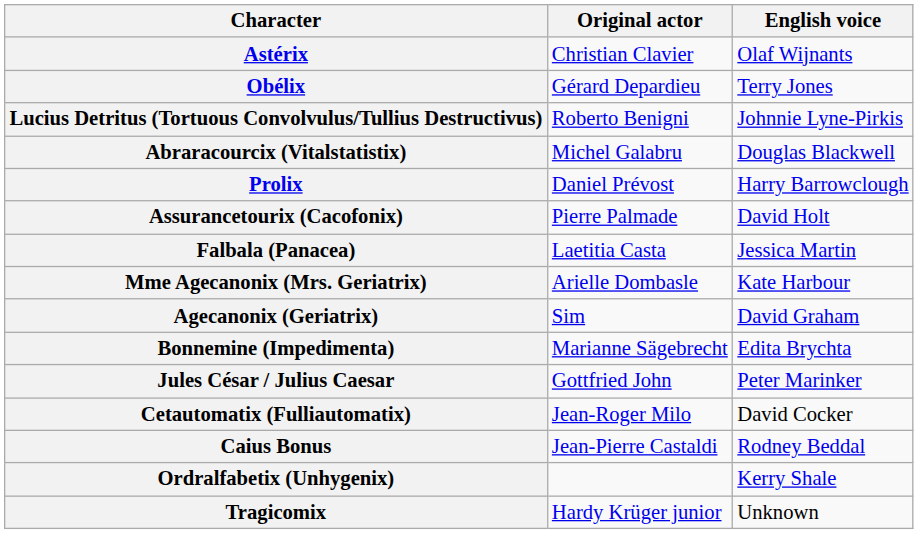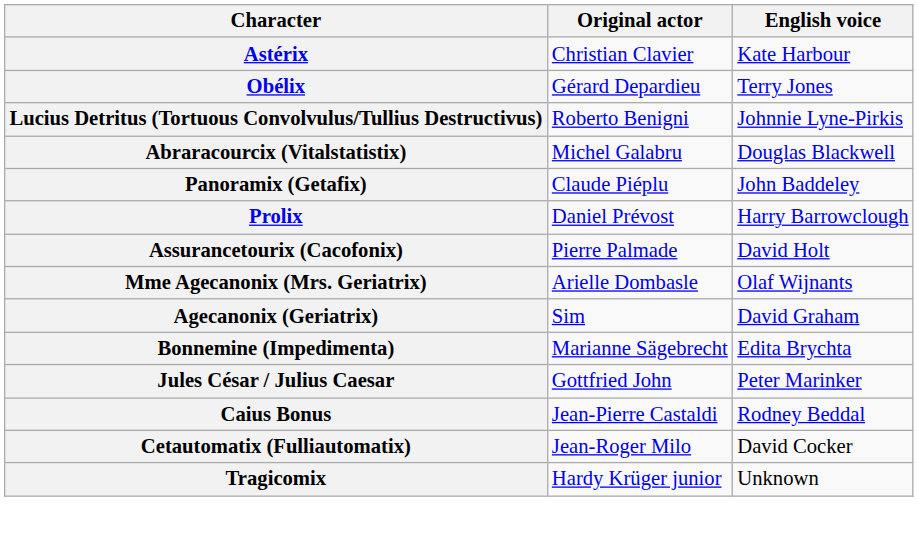(795, 53) Olaf Wijnants -> (794, 53) Kate Harbour
+ row: (276, 184)
- row: (276, 250)
(794, 282) Kate Harbour -> (795, 282) Olaf Wijnants
rows swapped: (276, 446) <-> (276, 413)
- row: (276, 479)
